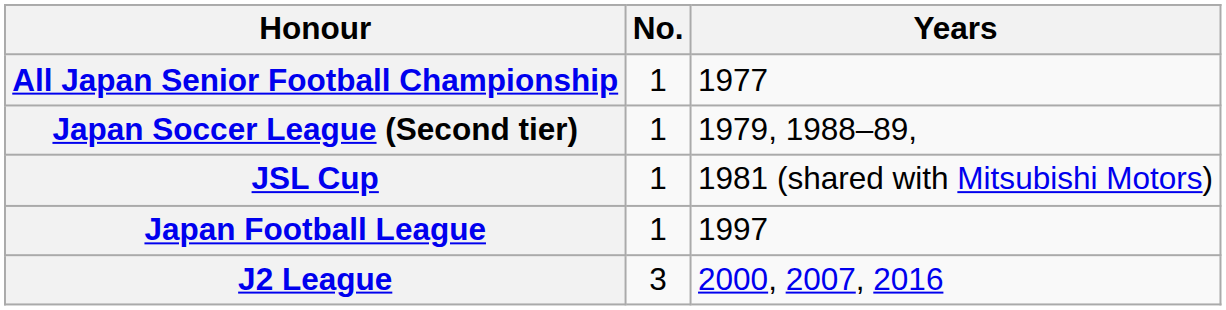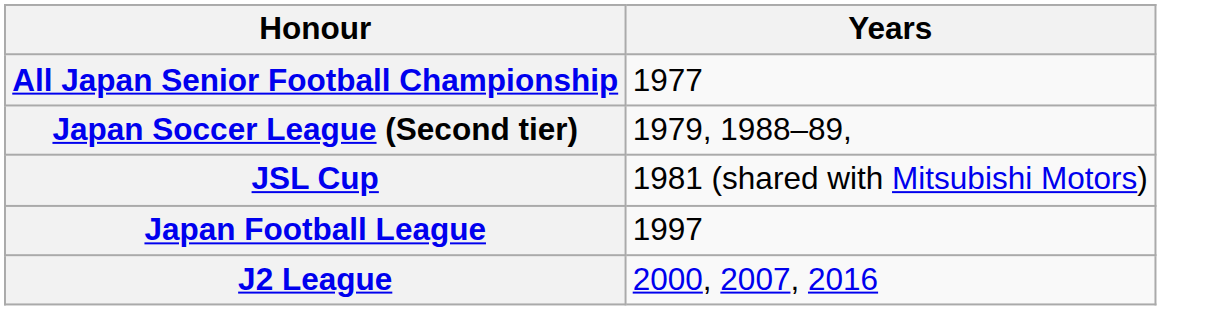- column: (658, 29)
